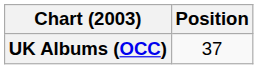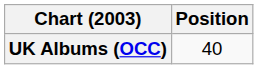(212, 48) 37 -> (212, 48) 40
